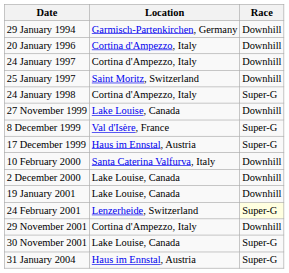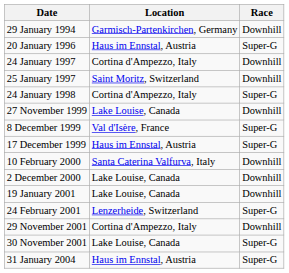(144, 45) Cortina d'Ampezzo, Italy -> (144, 45) Haus im Ennstal, Austria
(262, 45) Downhill -> (260, 45) Super-G
(260, 210) lightyellow background -> (260, 210) no background
